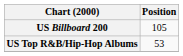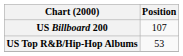(159, 28) 105 -> (159, 28) 107
